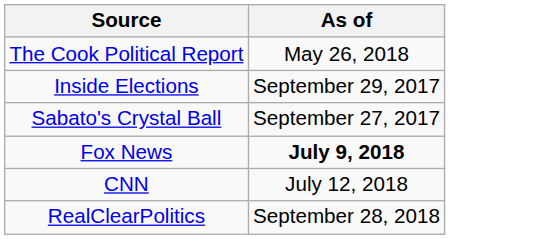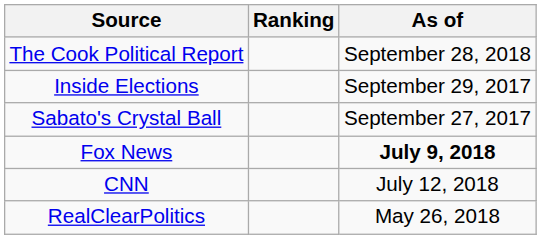+ column: (294, 20)
(346, 53) May 26, 2018 -> (437, 53) September 28, 2018
(346, 217) September 28, 2018 -> (437, 217) May 26, 2018
